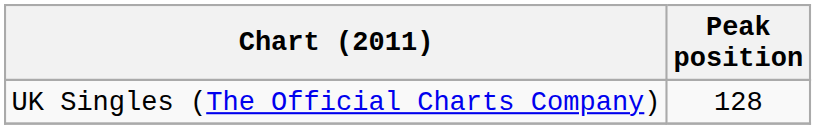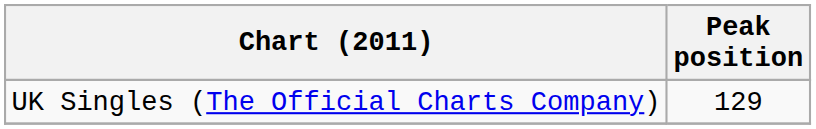(738, 102) 128 -> (738, 102) 129
